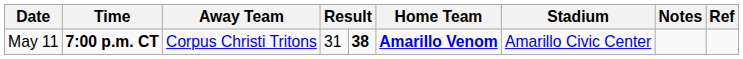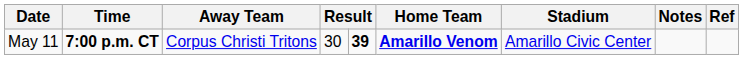(333, 41) 31 -> (333, 41) 30
(360, 41) 38 -> (360, 41) 39
